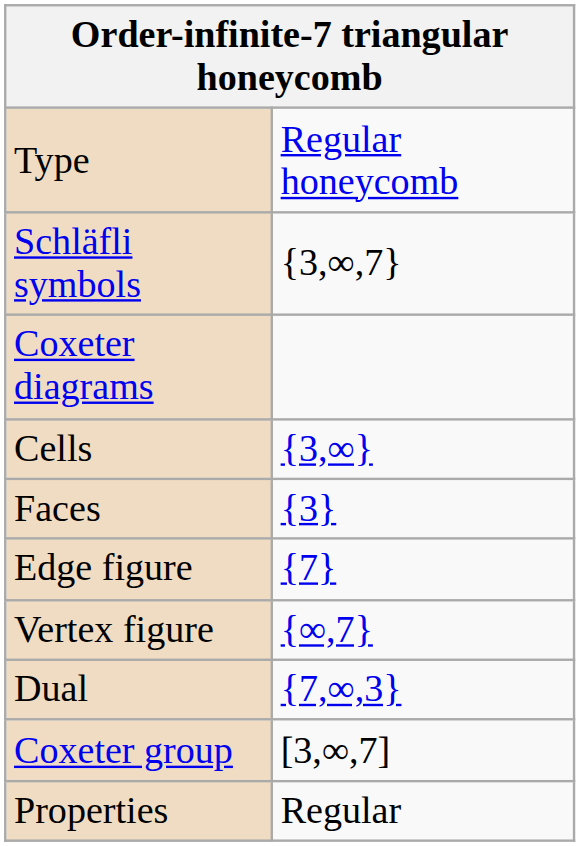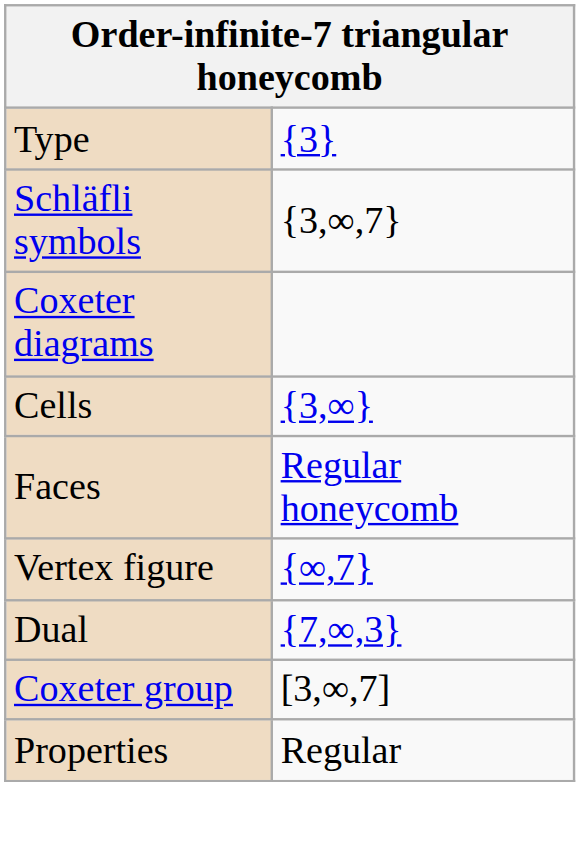(369, 159) Regular honeycomb -> (308, 138) {3}
(308, 508) {3} -> (369, 486) Regular honeycomb
- row: (103, 568)
